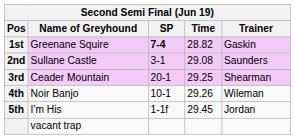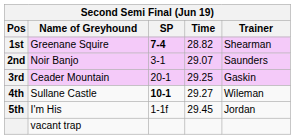(240, 45) Gaskin -> (248, 45) Shearman
(64, 61) Sullane Castle -> (55, 61) Noir Banjo
(200, 61) 29.08 -> (200, 61) 29.07
(248, 77) Shearman -> (240, 77) Gaskin
(55, 93) Noir Banjo -> (64, 93) Sullane Castle
(161, 93) normal -> (161, 93) bold
(200, 93) 29.26 -> (200, 93) 29.27
